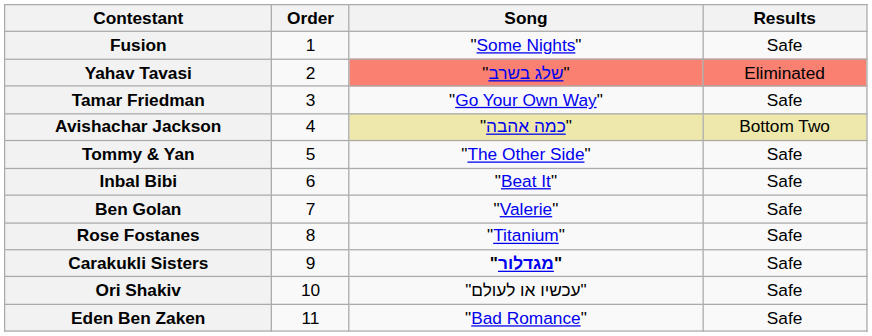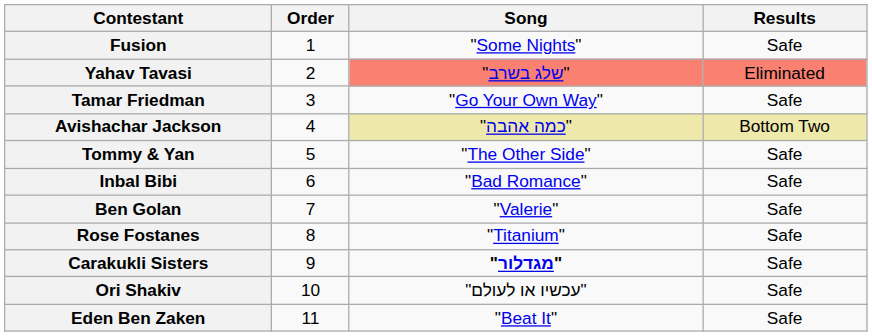(526, 181) "Beat It" -> (526, 181) "Bad Romance"
(526, 317) "Bad Romance" -> (526, 317) "Beat It"
